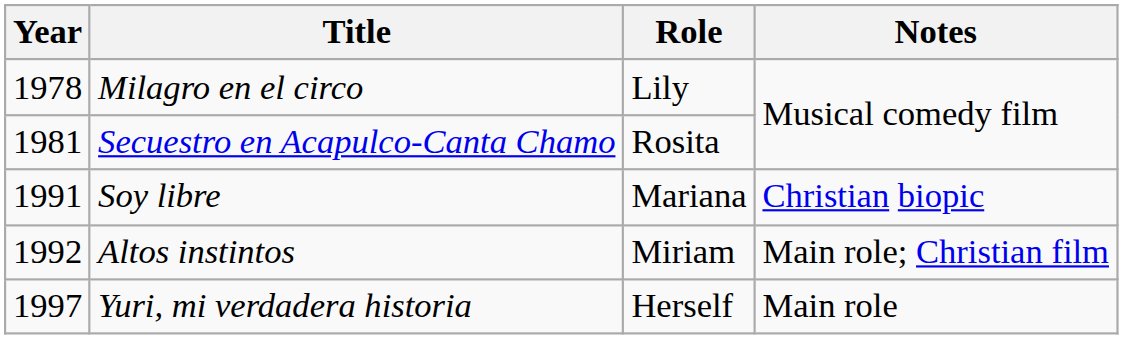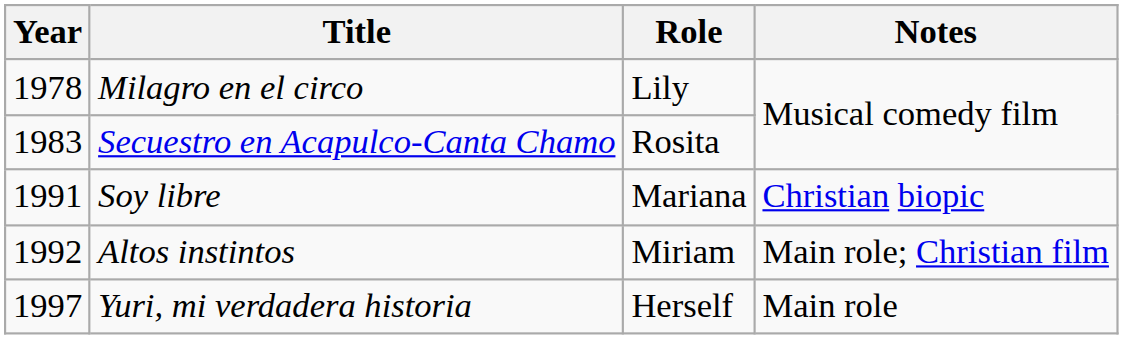(48, 141) 1981 -> (48, 141) 1983
